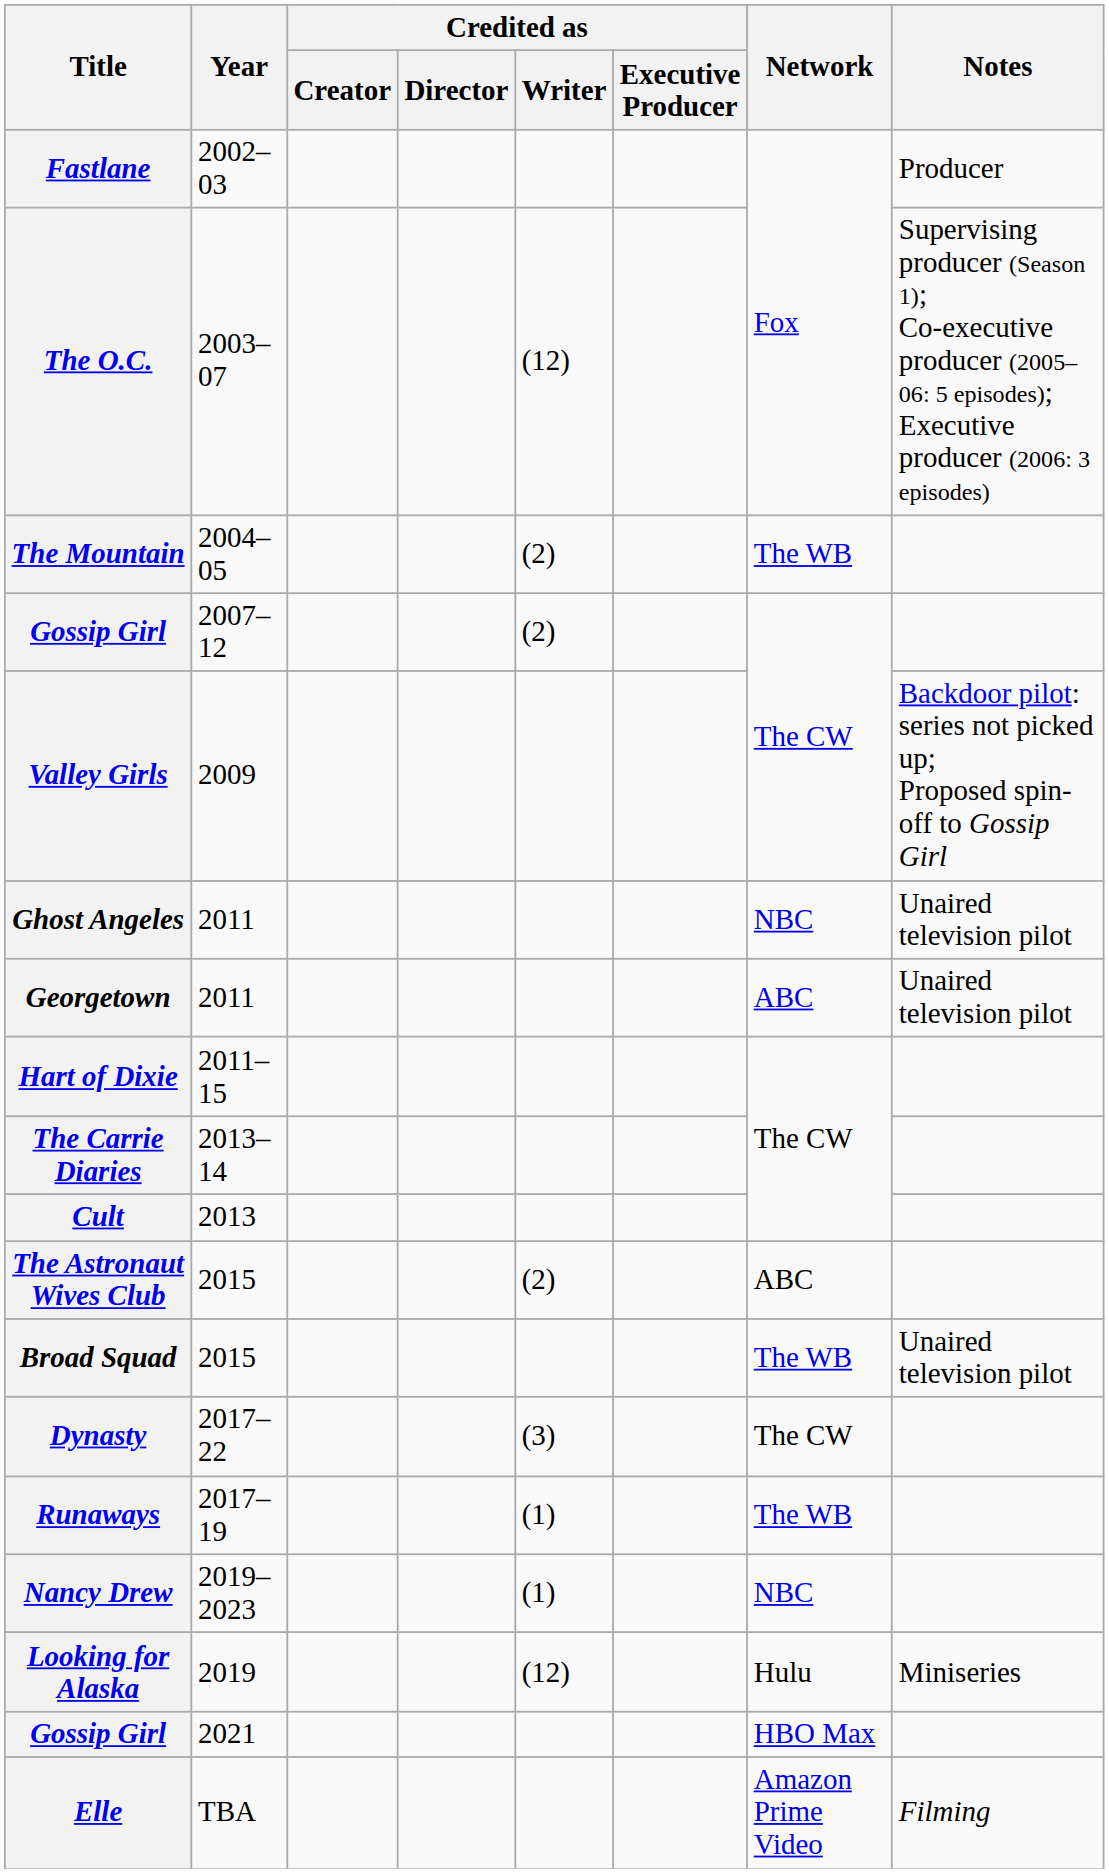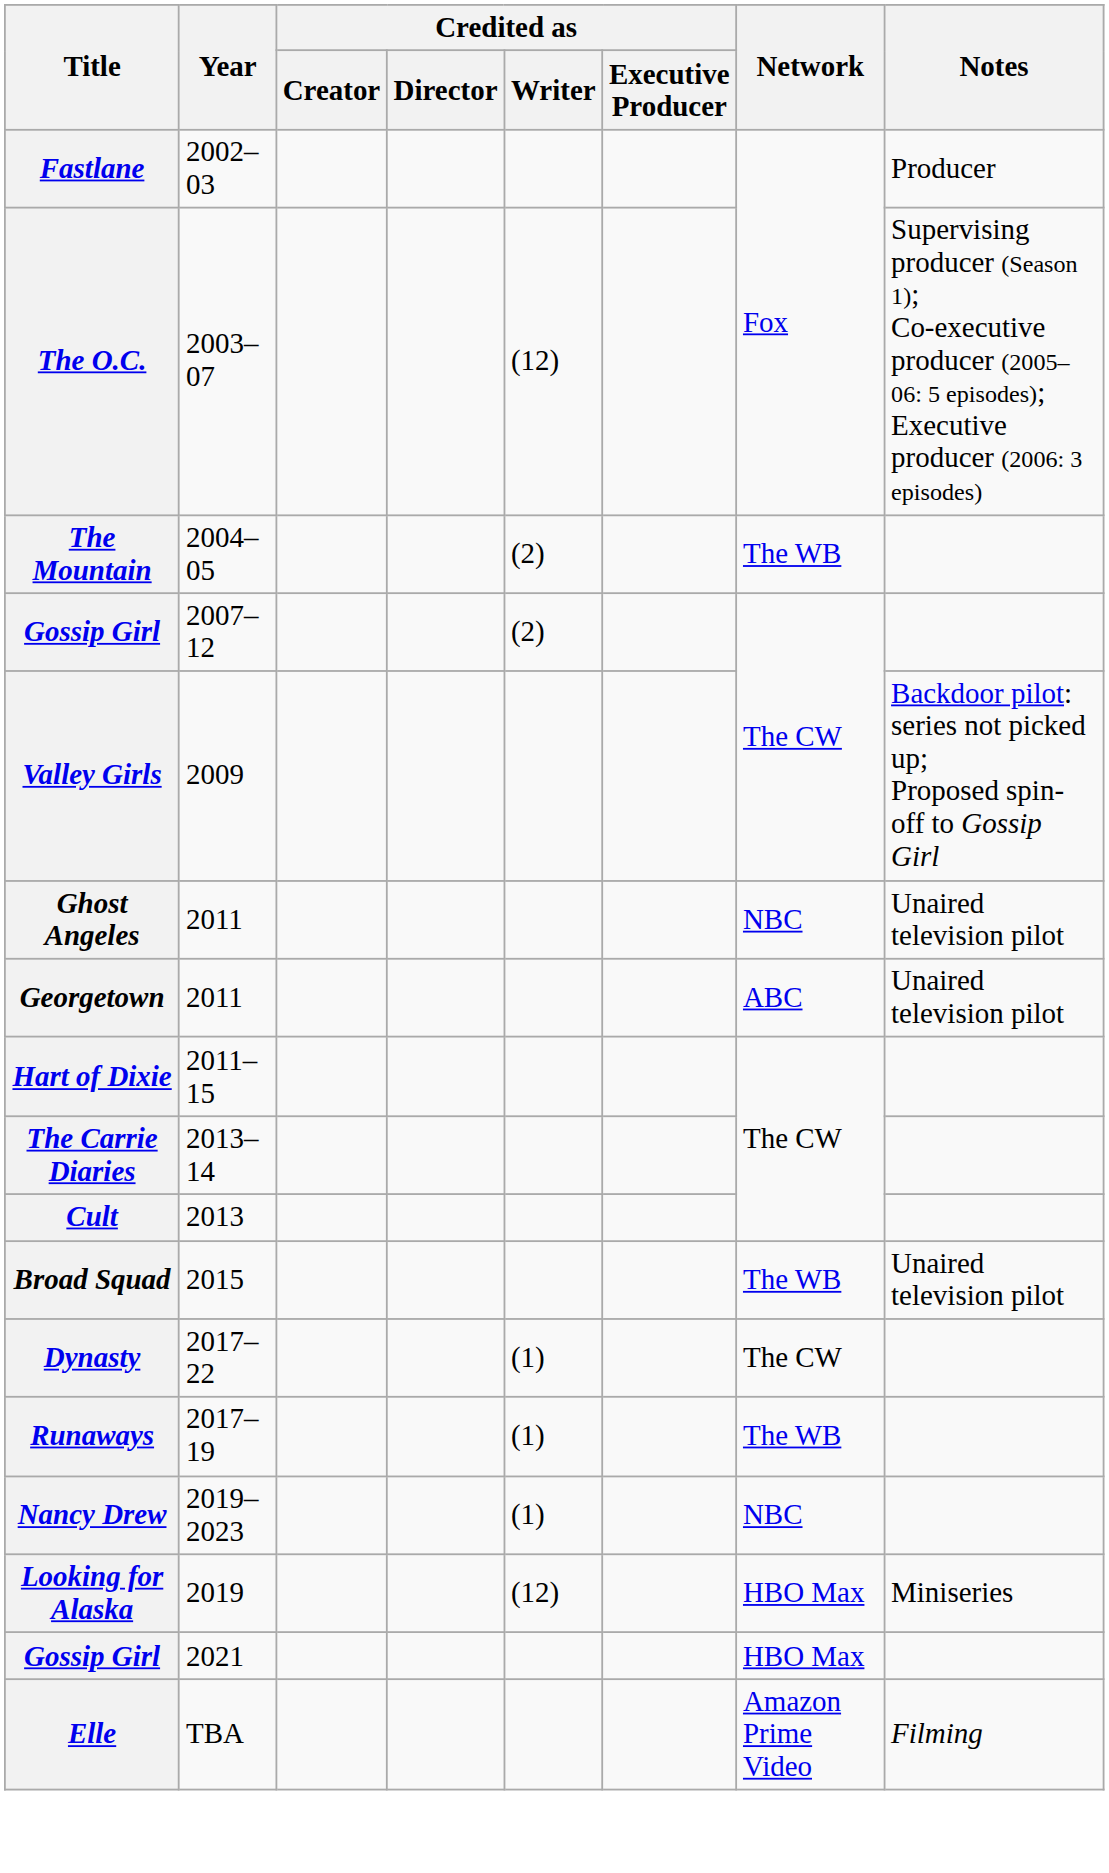- row: (98, 1279)
(539, 1436) (3) -> (528, 1357) (1)
(783, 1671) Hulu -> (804, 1593) HBO Max
